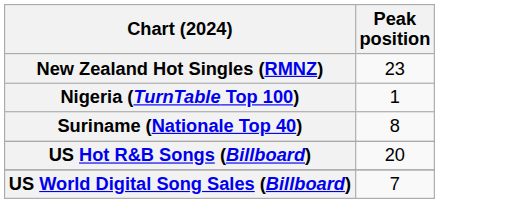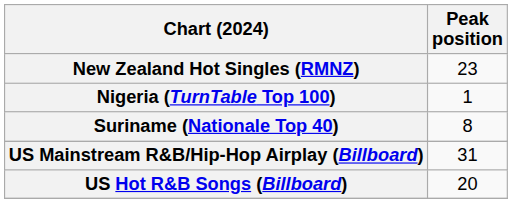+ row: (216, 155)
- row: (180, 184)
